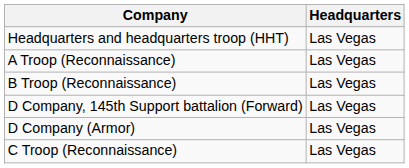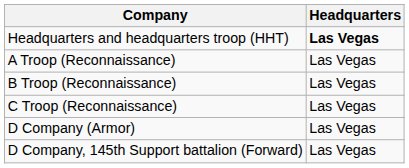(343, 38) normal -> (344, 38) bold
rows swapped: (92, 151) <-> (155, 106)
